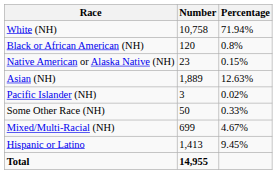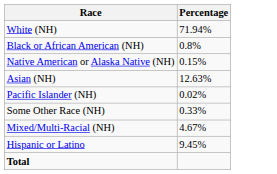- column: (198, 12)
